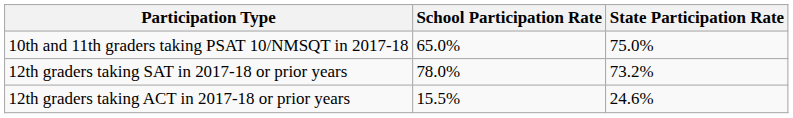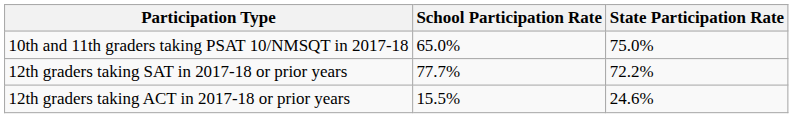(438, 71) 78.0% -> (438, 71) 77.7%
(632, 71) 73.2% -> (632, 71) 72.2%
